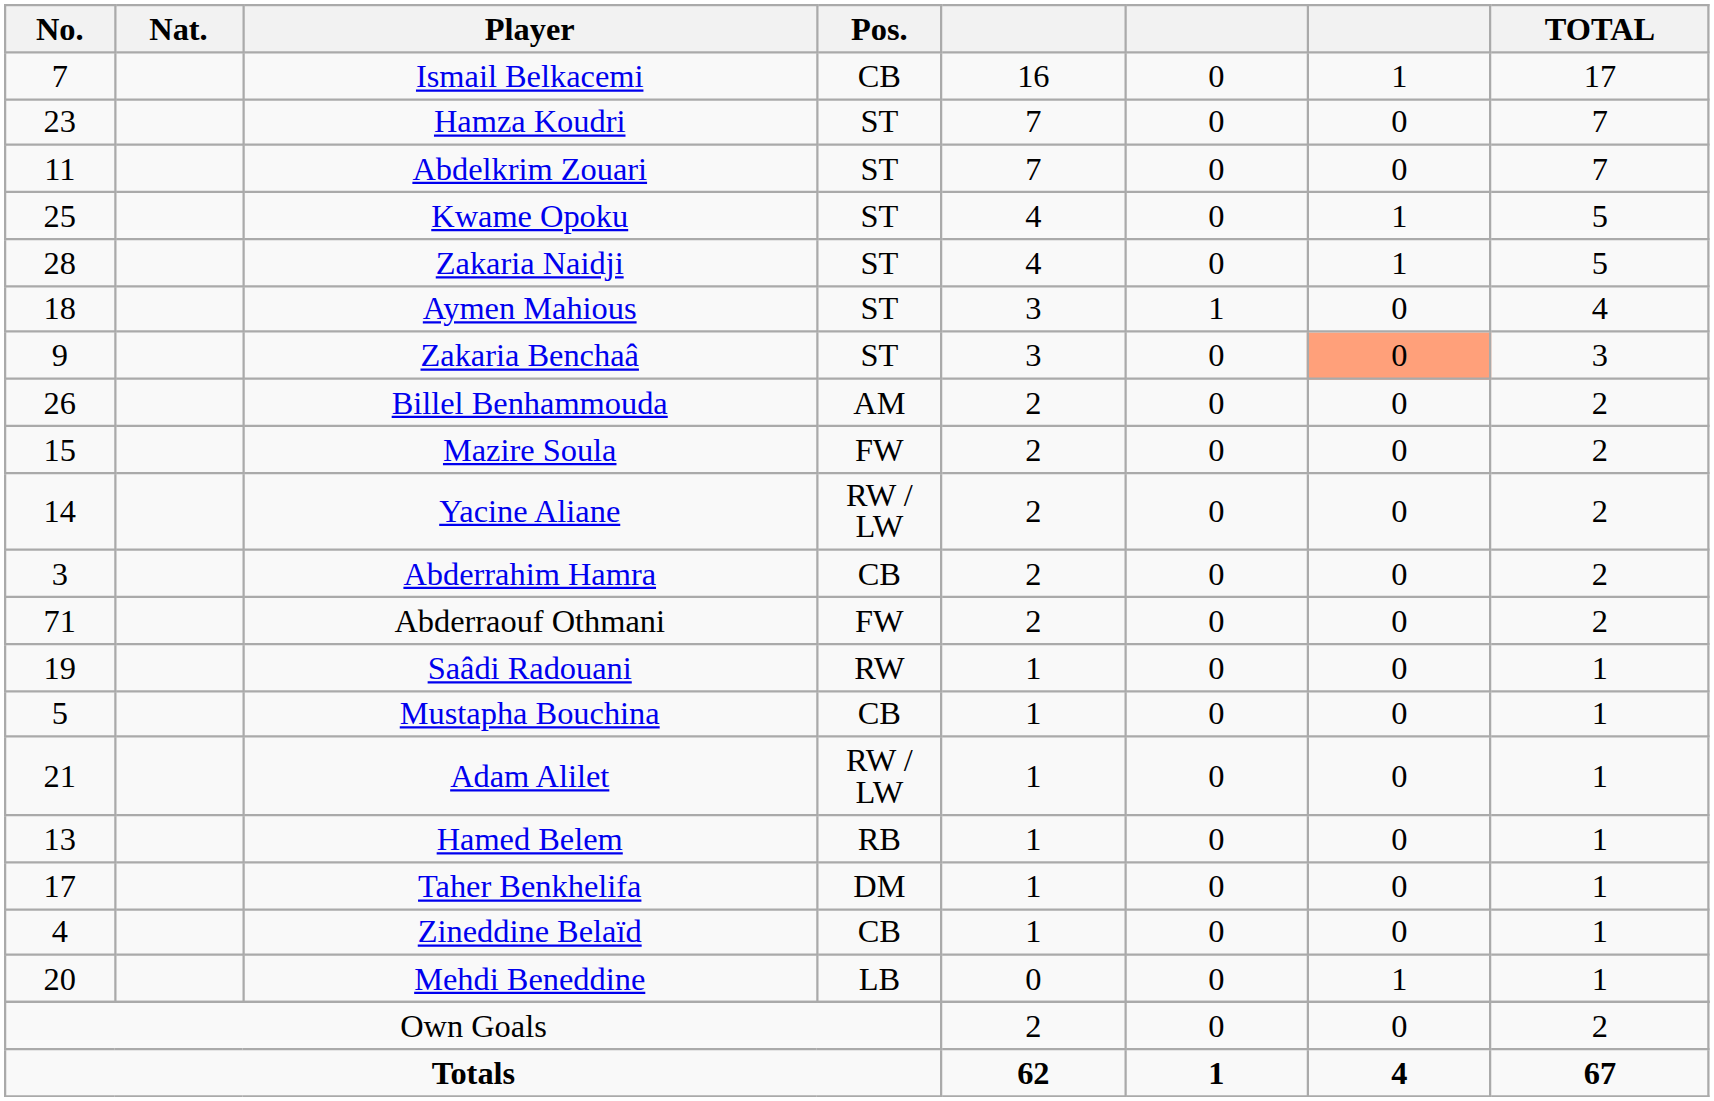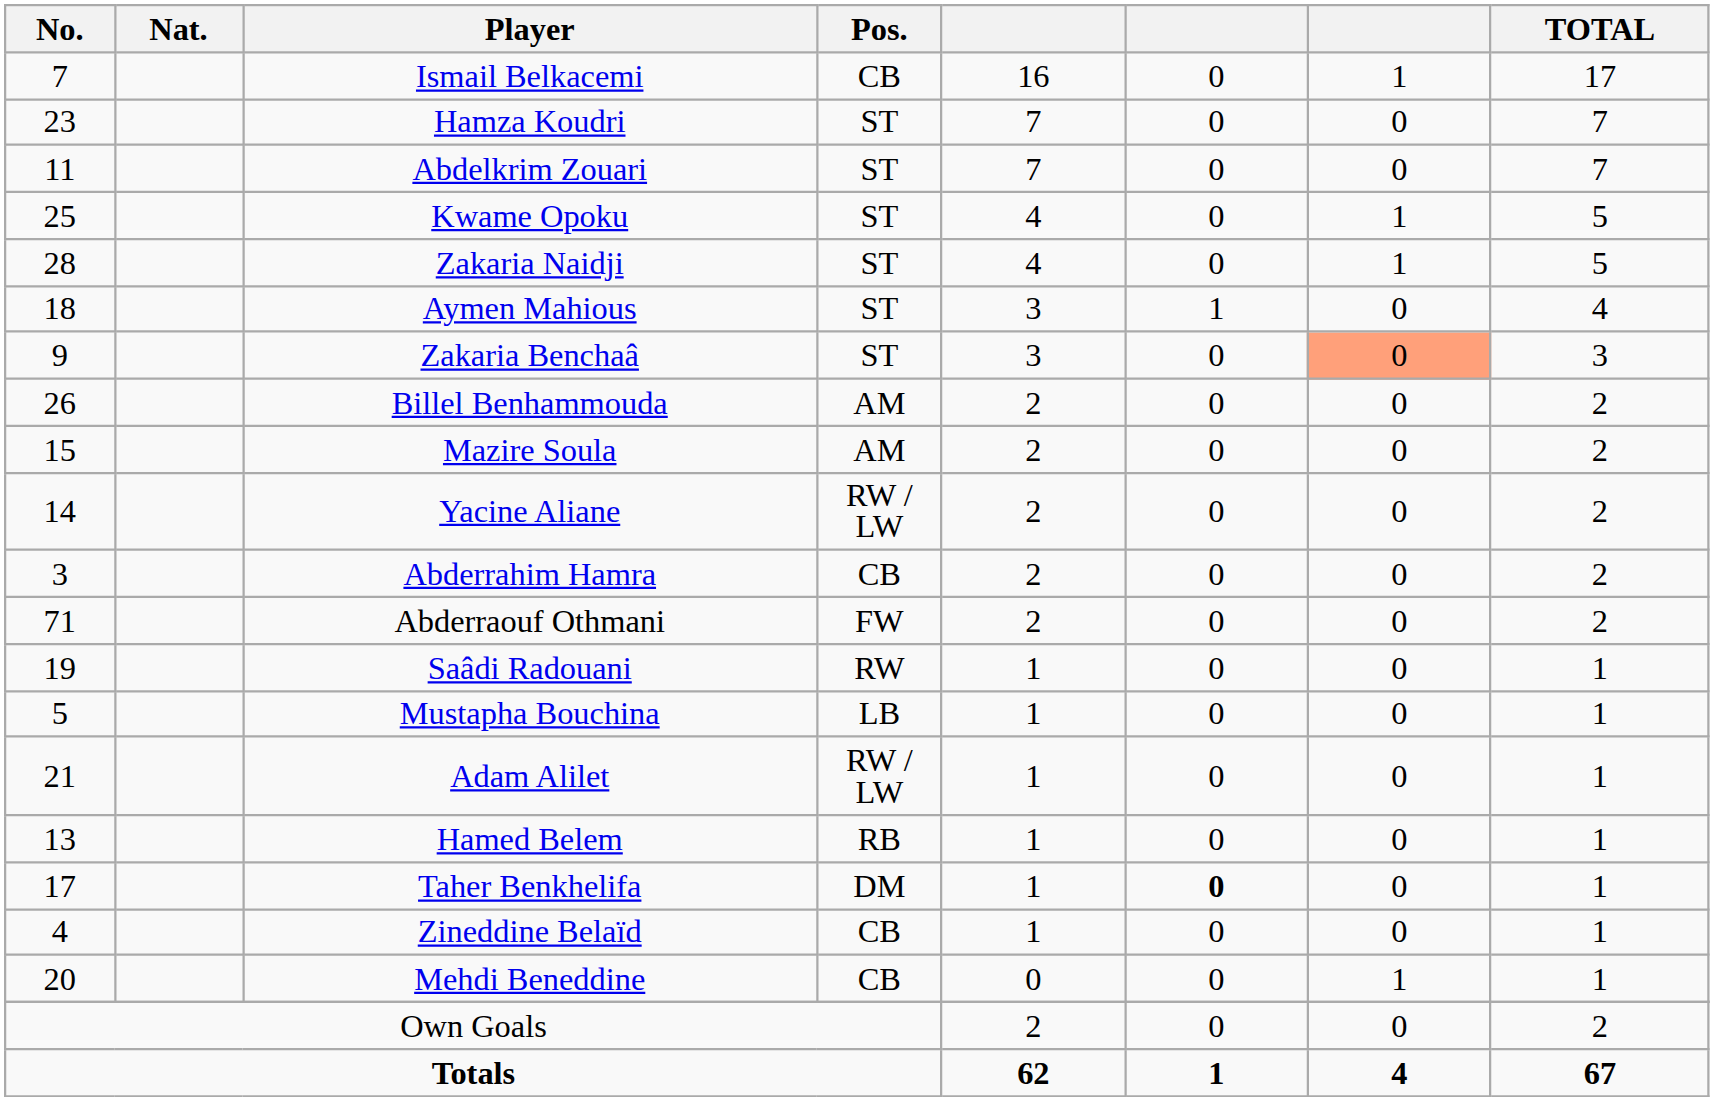(879, 449) FW -> (879, 449) AM
(879, 714) CB -> (879, 714) LB
(1216, 886) normal -> (1216, 886) bold
(879, 979) LB -> (879, 979) CB
